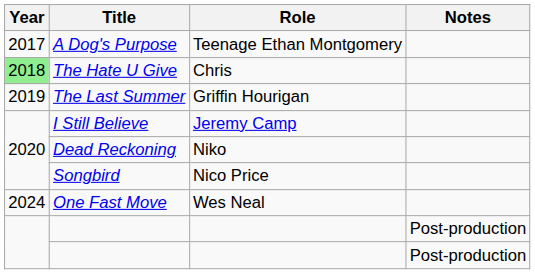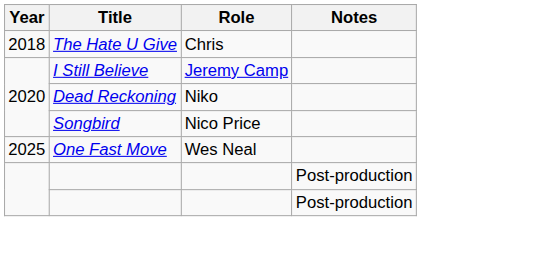- row: (115, 44)
(27, 70) lightgreen background -> (27, 44) no background
- row: (119, 96)
(27, 202) 2024 -> (27, 149) 2025
